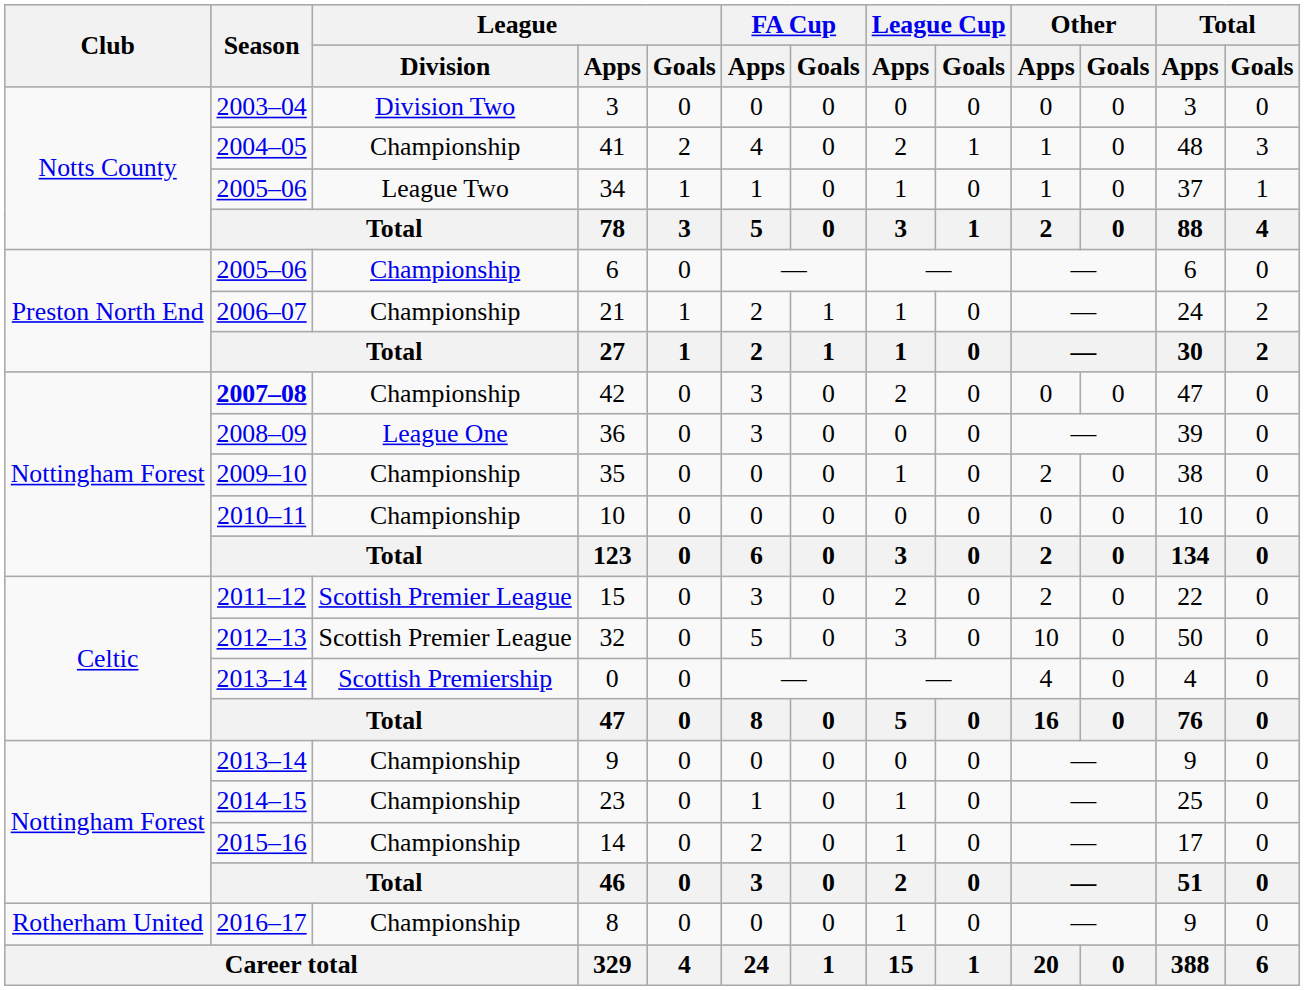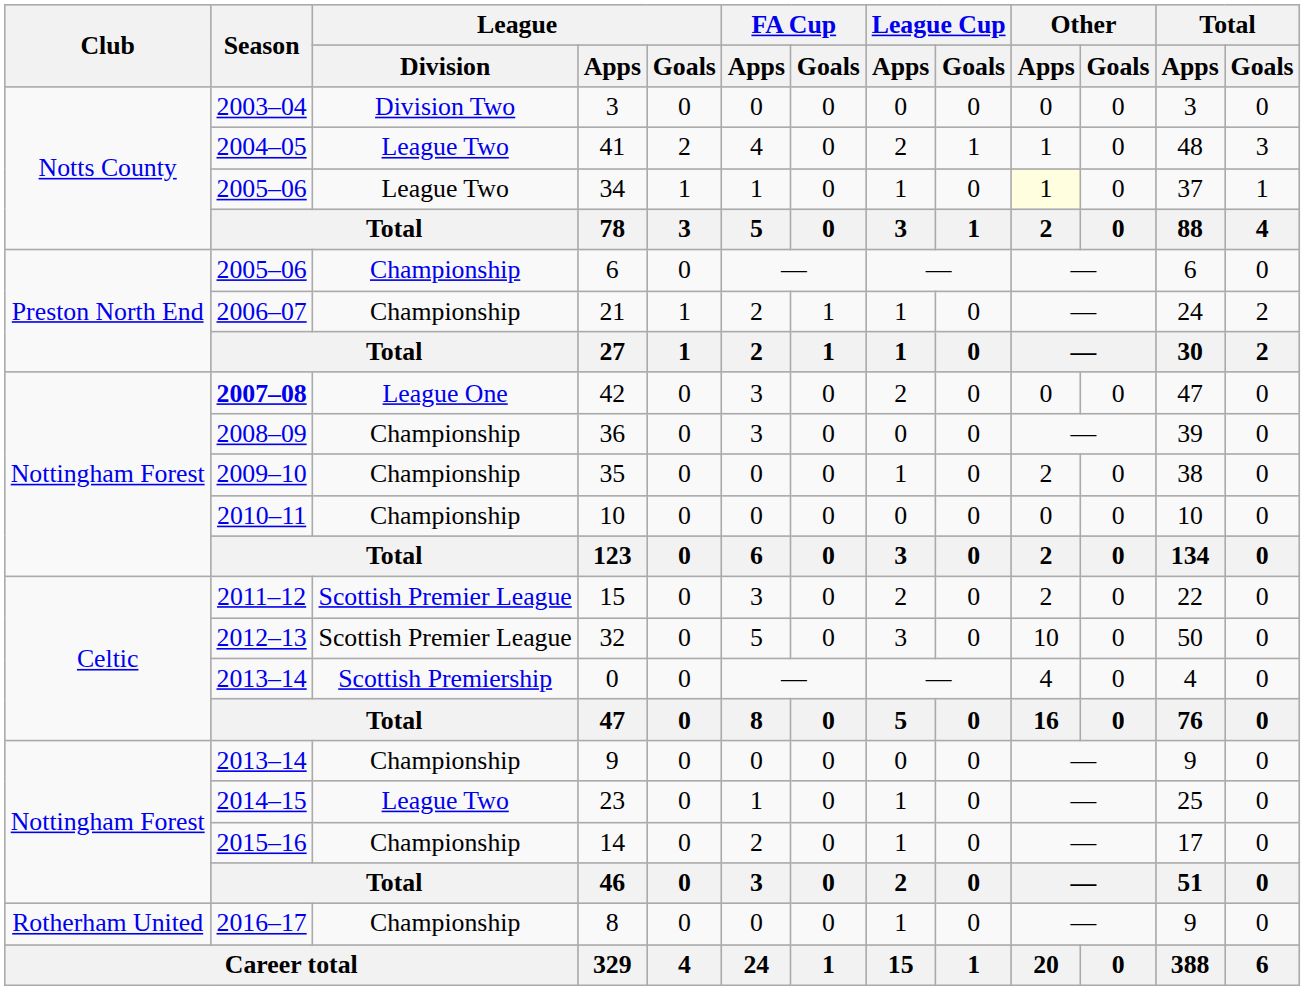(445, 147) Championship -> (445, 147) League Two
(1046, 188) no background -> (1046, 188) lightyellow background
(445, 392) Championship -> (445, 392) League One
(445, 433) League One -> (445, 433) Championship
(445, 801) Championship -> (445, 801) League Two
